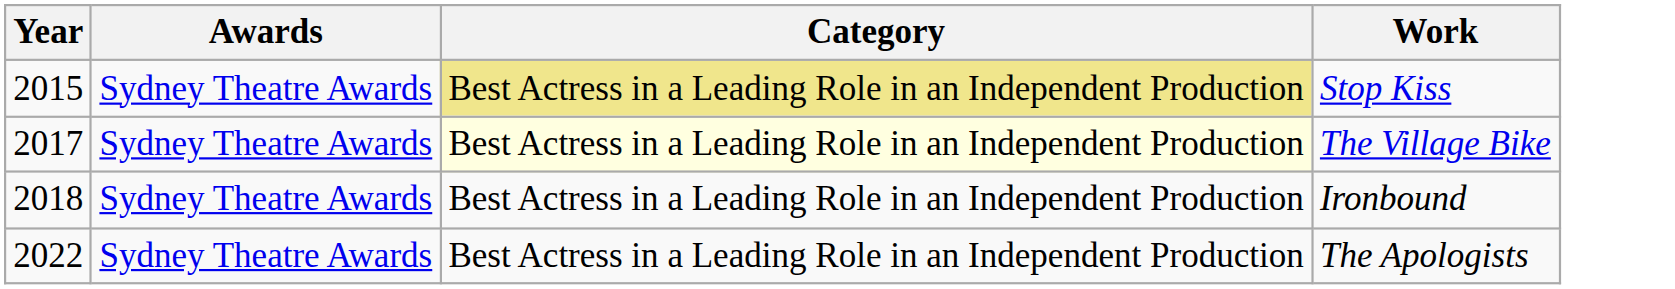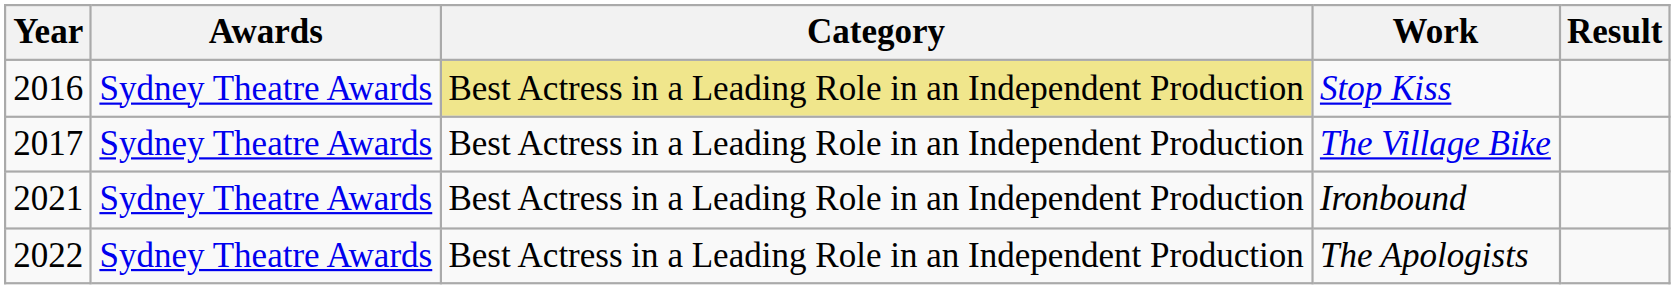+ column: (1615, 32)
(48, 87) 2015 -> (48, 87) 2016
(876, 143) lightyellow background -> (876, 143) no background
(48, 198) 2018 -> (48, 198) 2021
